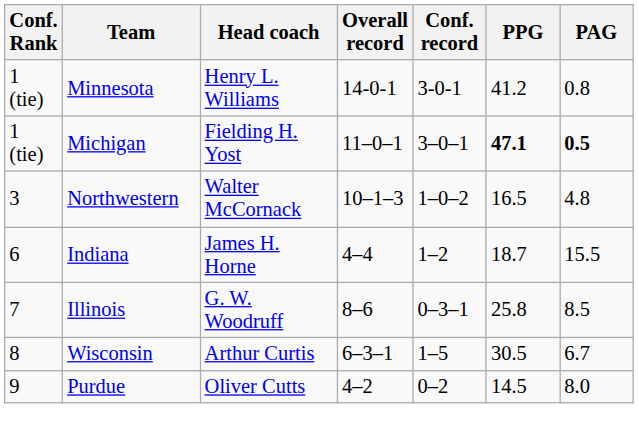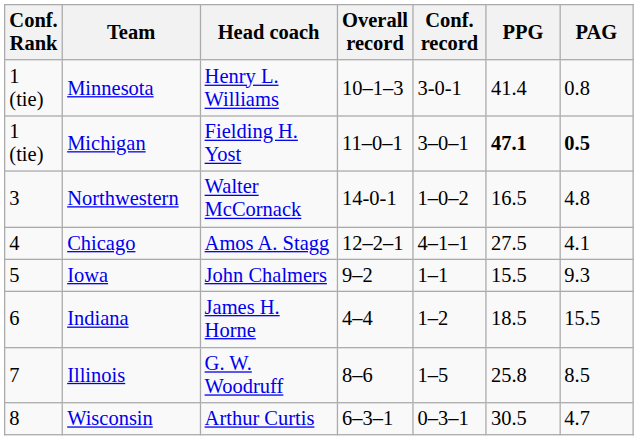(369, 87) 14-0-1 -> (373, 87) 10–1–3
(509, 87) 41.2 -> (509, 87) 41.4
(373, 198) 10–1–3 -> (369, 198) 14-0-1
+ row: (101, 242)
+ row: (88, 275)
(509, 254) 18.7 -> (509, 319) 18.5
(443, 309) 0–3–1 -> (433, 374) 1–5
(433, 353) 1–5 -> (443, 418) 0–3–1
(577, 353) 6.7 -> (577, 418) 4.7
- row: (96, 386)
